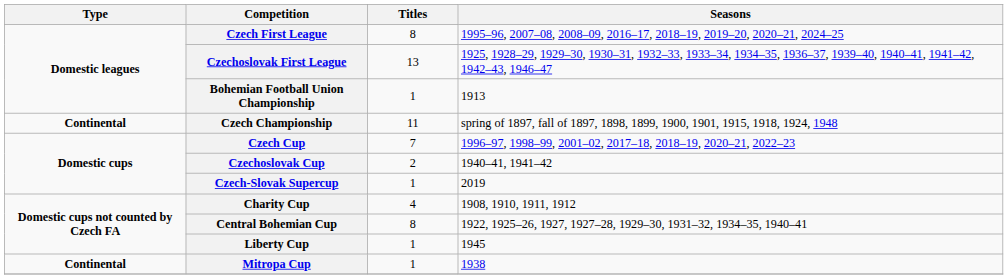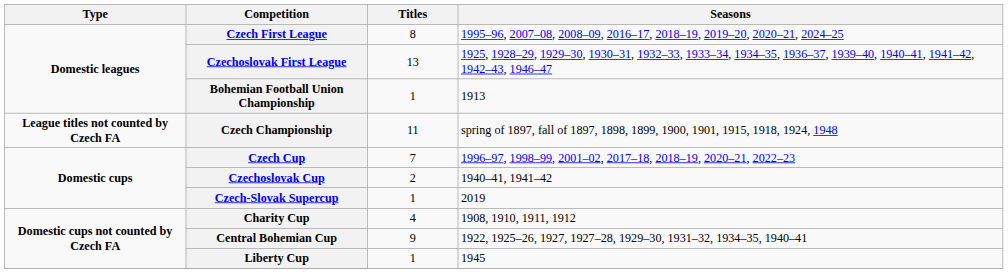(95, 123) Continental -> (95, 130) League titles not counted by Czech FA
(413, 223) 8 -> (413, 238) 9
- row: (277, 264)
